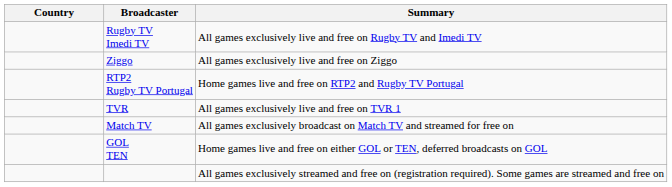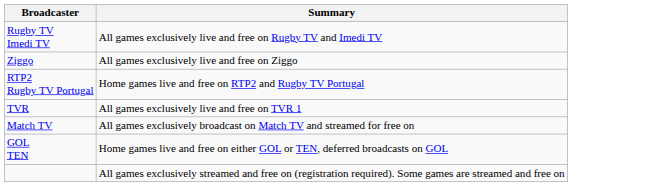- column: (54, 13)
